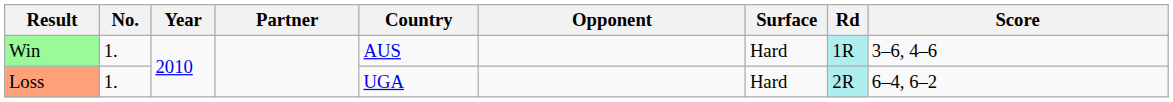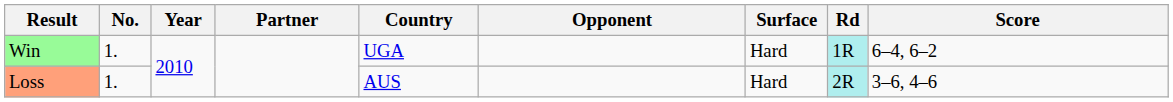(382, 50) AUS -> (384, 50) UGA
(904, 50) 3–6, 4–6 -> (904, 50) 6–4, 6–2
(384, 81) UGA -> (382, 81) AUS
(904, 81) 6–4, 6–2 -> (904, 81) 3–6, 4–6
